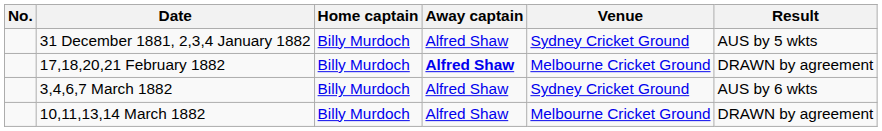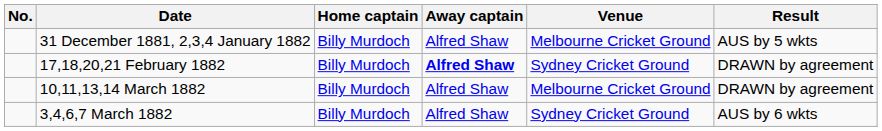(610, 41) Sydney Cricket Ground -> (620, 41) Melbourne Cricket Ground
(620, 65) Melbourne Cricket Ground -> (610, 65) Sydney Cricket Ground
rows swapped: (106, 89) <-> (123, 114)
